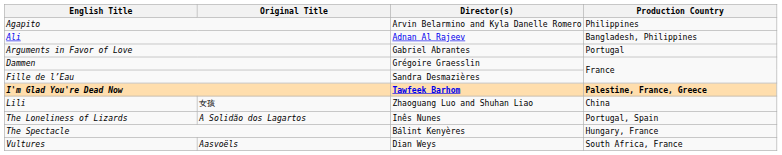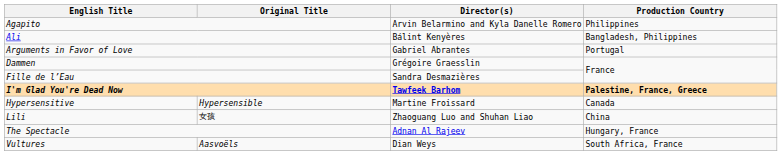(429, 37) Adnan Al Rajeev -> (429, 37) Bálint Kenyères
+ row: (40, 103)
- row: (67, 118)
(429, 131) Bálint Kenyères -> (429, 131) Adnan Al Rajeev
